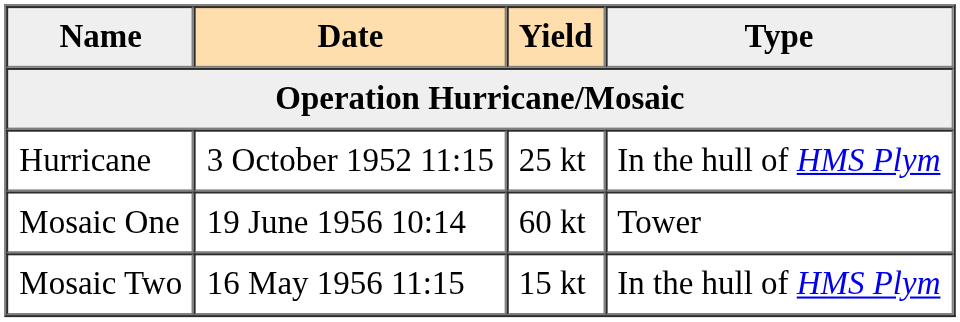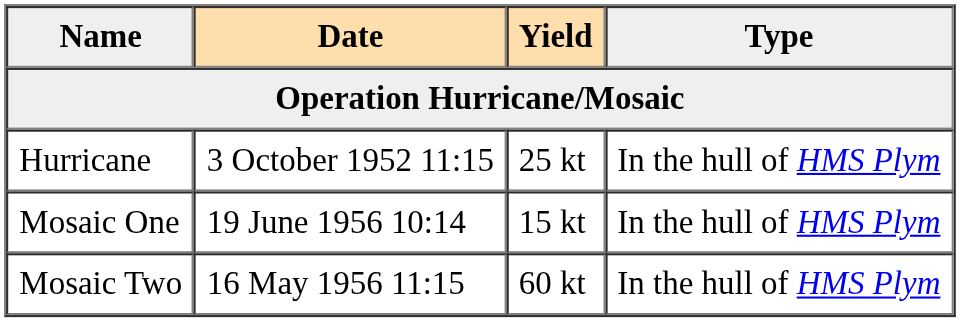(552, 221) 60 kt -> (552, 221) 15 kt
(659, 221) Tower -> (779, 221) In the hull of HMS Plym
(552, 283) 15 kt -> (552, 283) 60 kt
